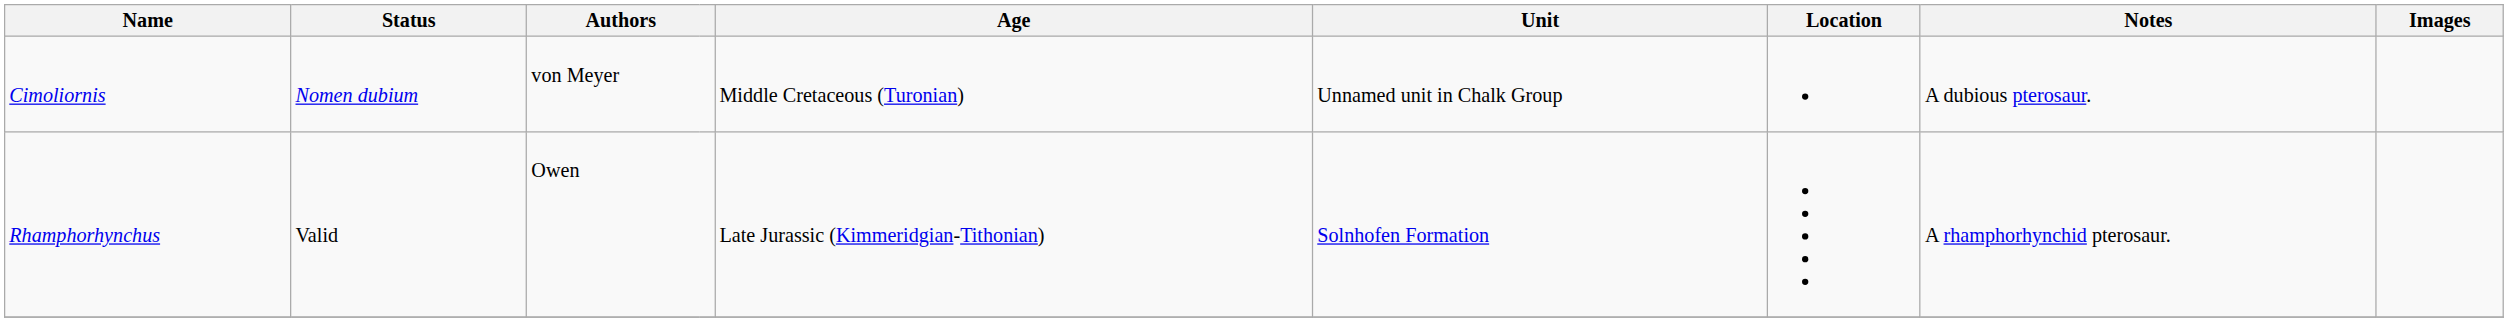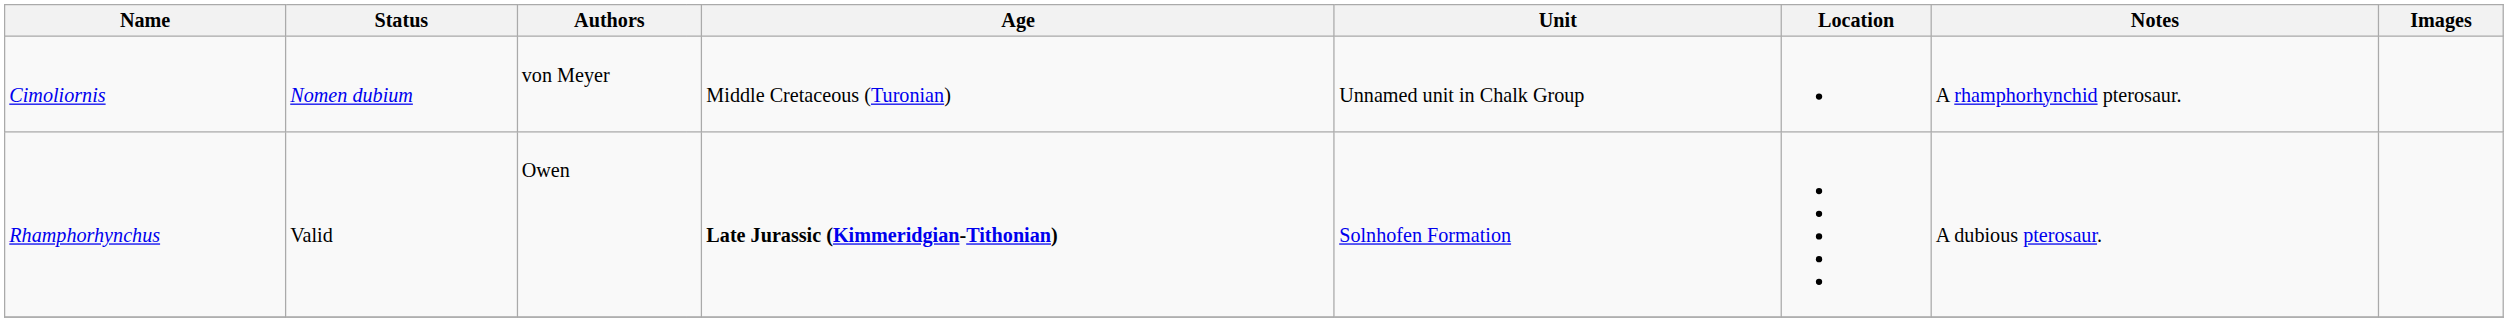(2008, 95) A dubious pterosaur. -> (2059, 95) A rhamphorhynchid pterosaur.
(882, 235) normal -> (882, 235) bold
(2048, 235) A rhamphorhynchid pterosaur. -> (2019, 235) A dubious pterosaur.
